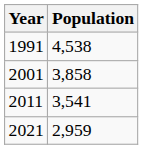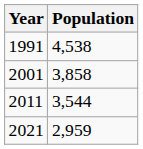(72, 102) 3,541 -> (72, 102) 3,544
